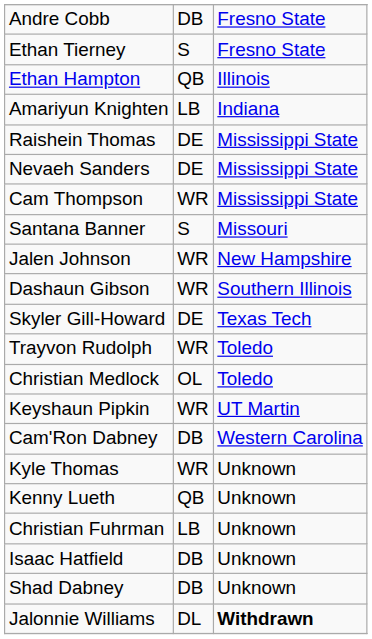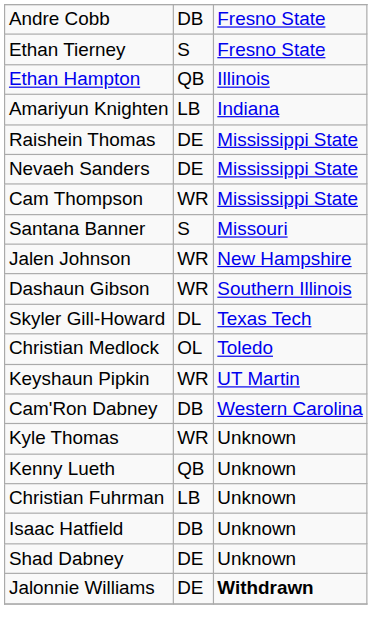(190, 318) DE -> (189, 318) DL
- row: (80, 348)
(190, 588) DB -> (190, 558) DE
(189, 618) DL -> (190, 588) DE
